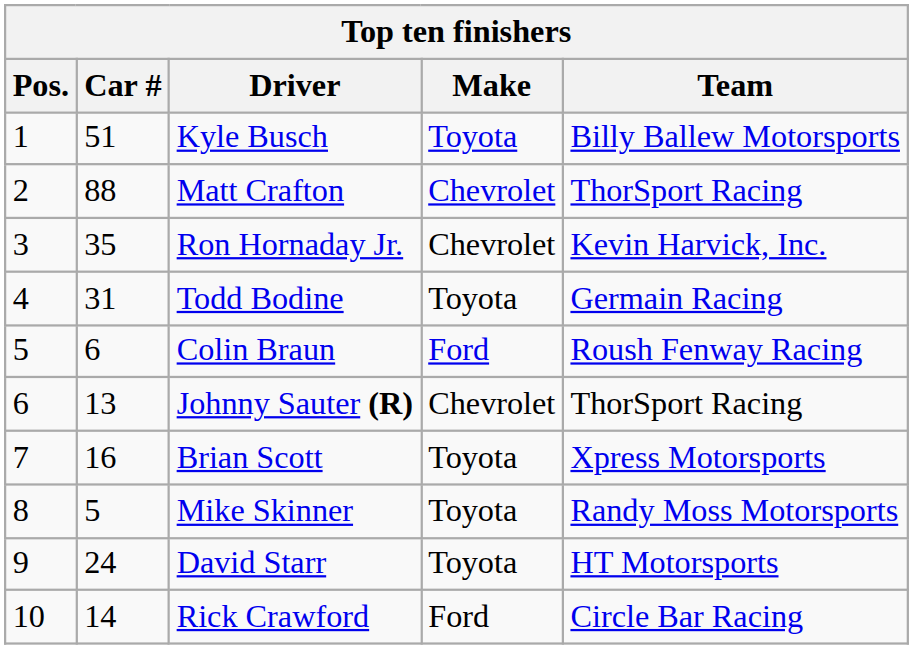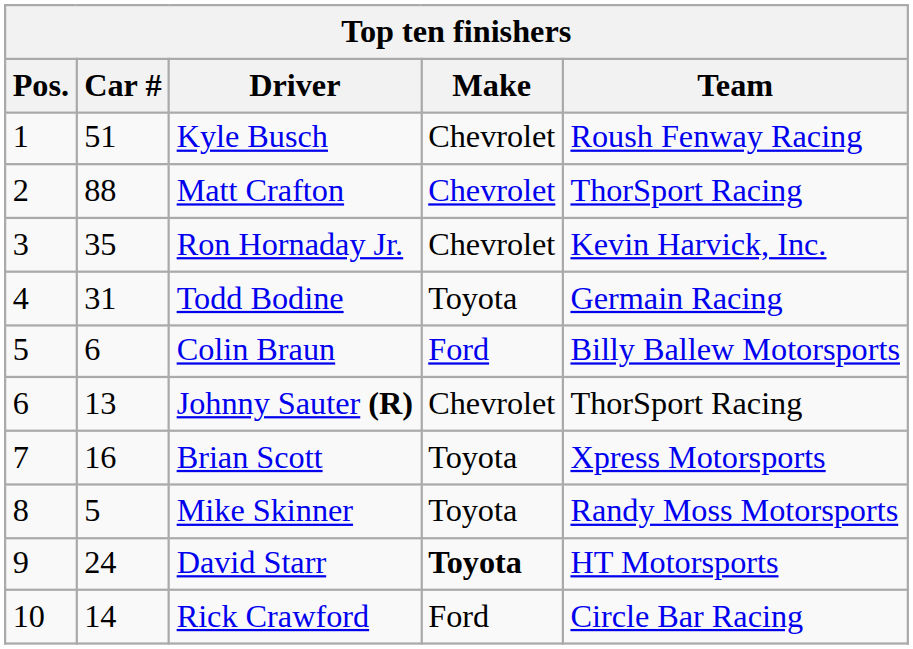(473, 137) Toyota -> (492, 137) Chevrolet
(735, 137) Billy Ballew Motorsports -> (716, 137) Roush Fenway Racing
(716, 350) Roush Fenway Racing -> (735, 350) Billy Ballew Motorsports
(473, 563) normal -> (475, 563) bold
